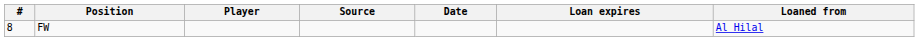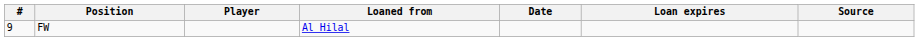columns swapped: (814, 13) <-> (357, 13)
(10, 29) 8 -> (10, 29) 9
